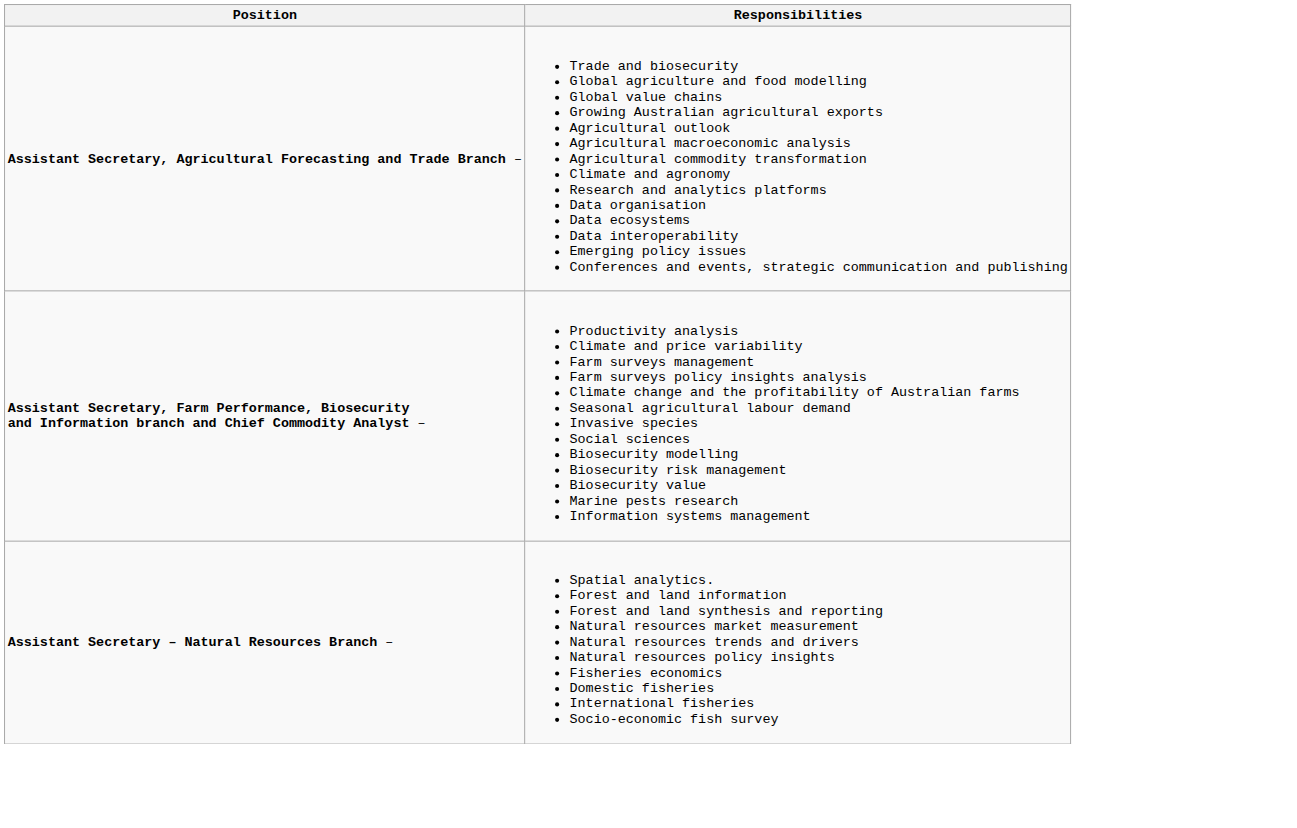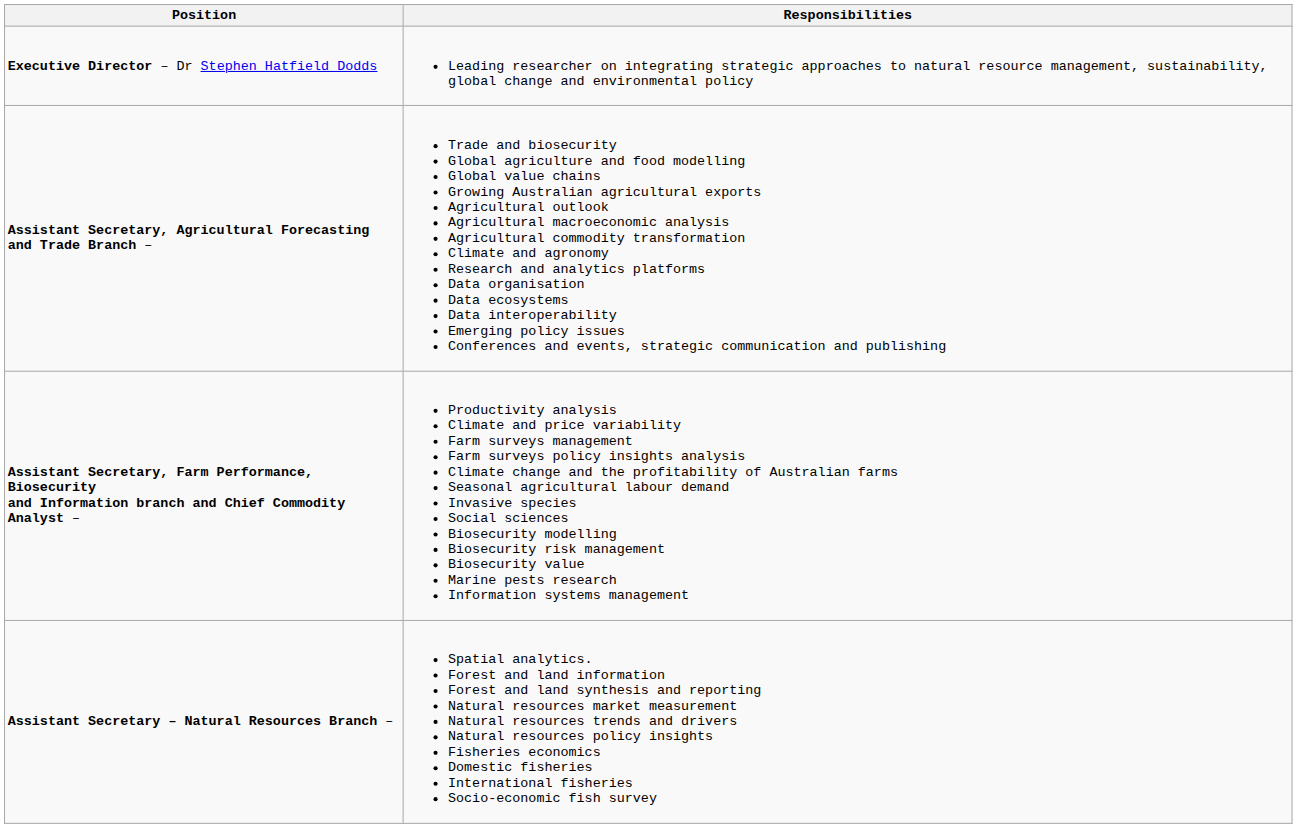+ row: (193, 66)
